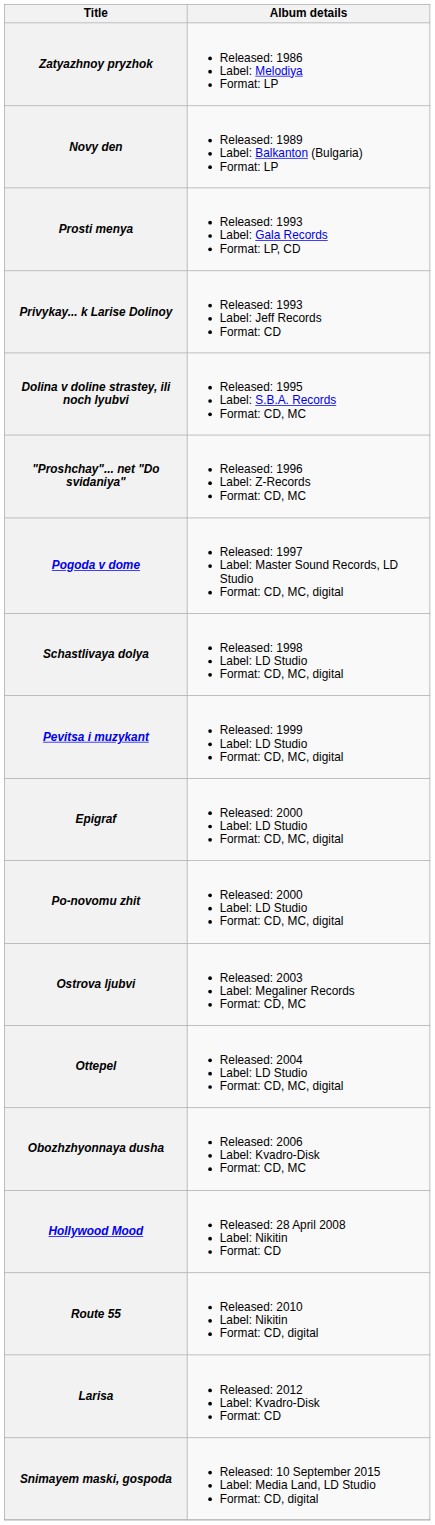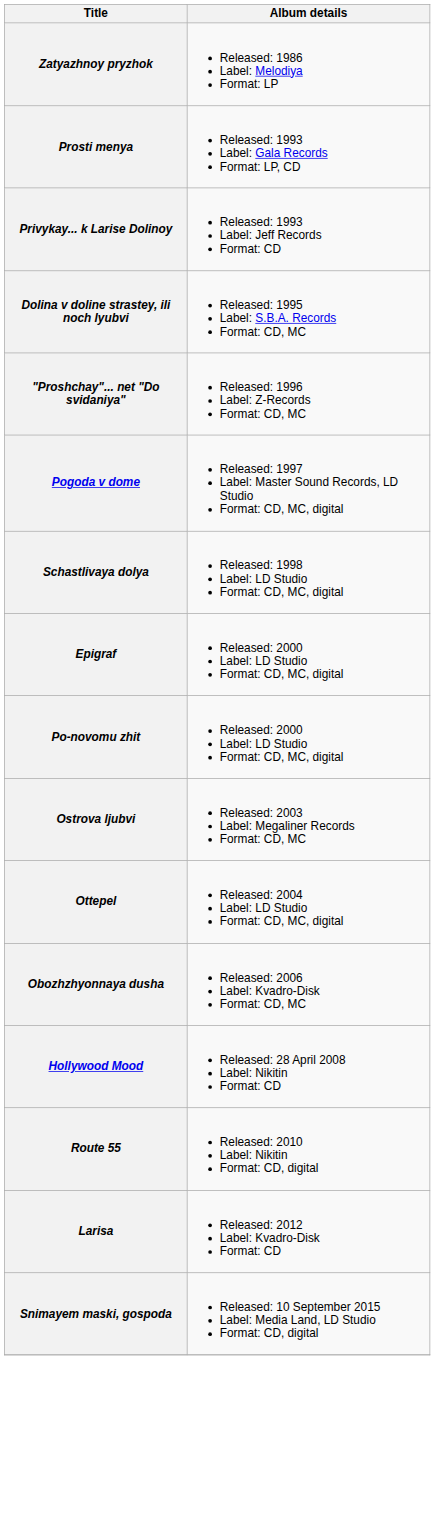- row: (96, 146)
- row: (96, 737)
